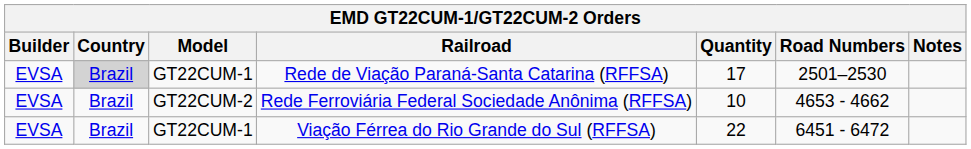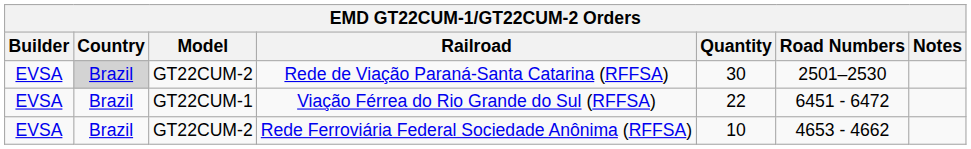(203, 74) GT22CUM-1 -> (203, 74) GT22CUM-2
(736, 74) 17 -> (736, 74) 30
rows swapped: (477, 130) <-> (477, 102)
